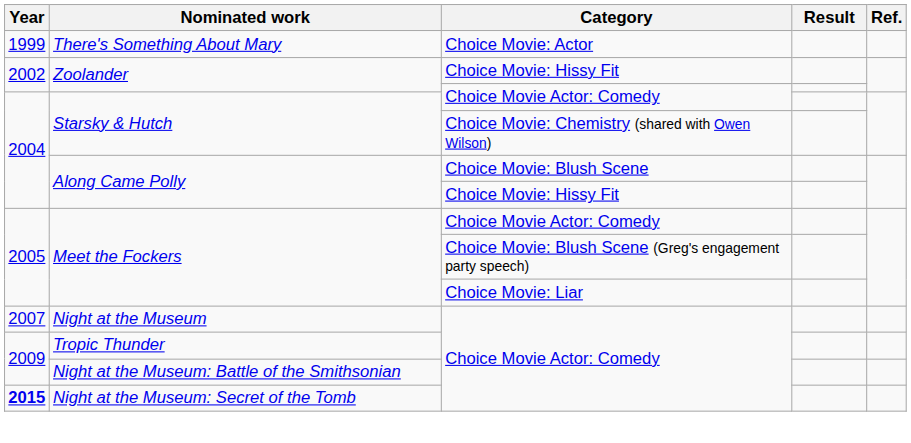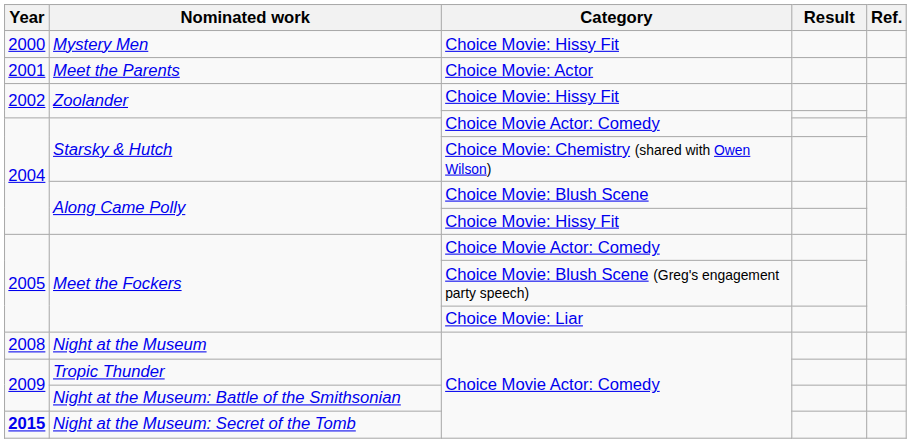- row: (167, 44)
+ row: (101, 44)
+ row: (116, 70)
(27, 319) 2007 -> (27, 345) 2008
